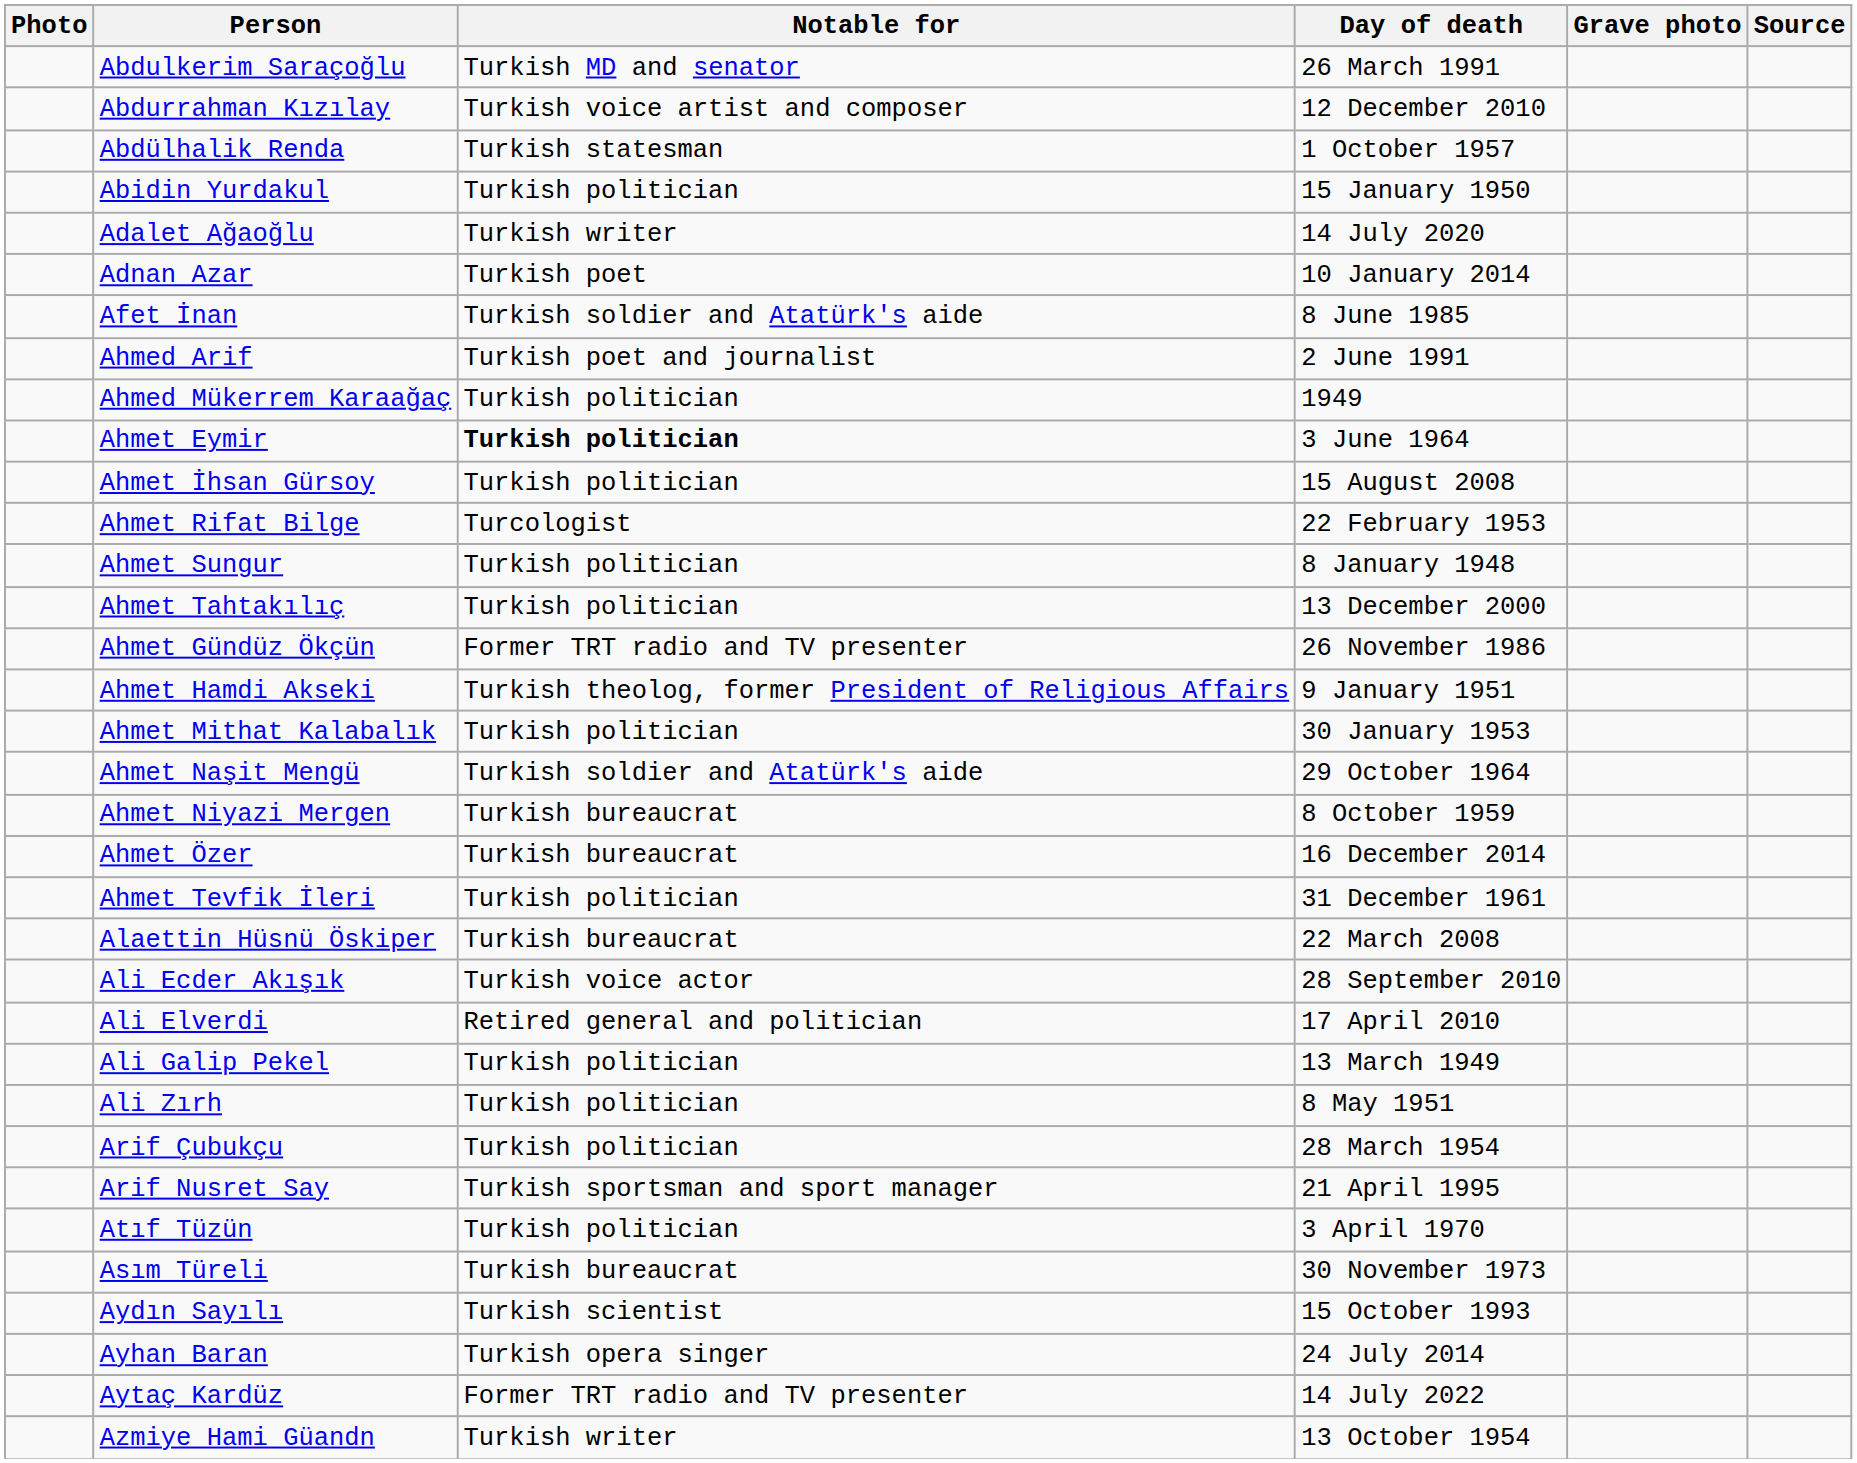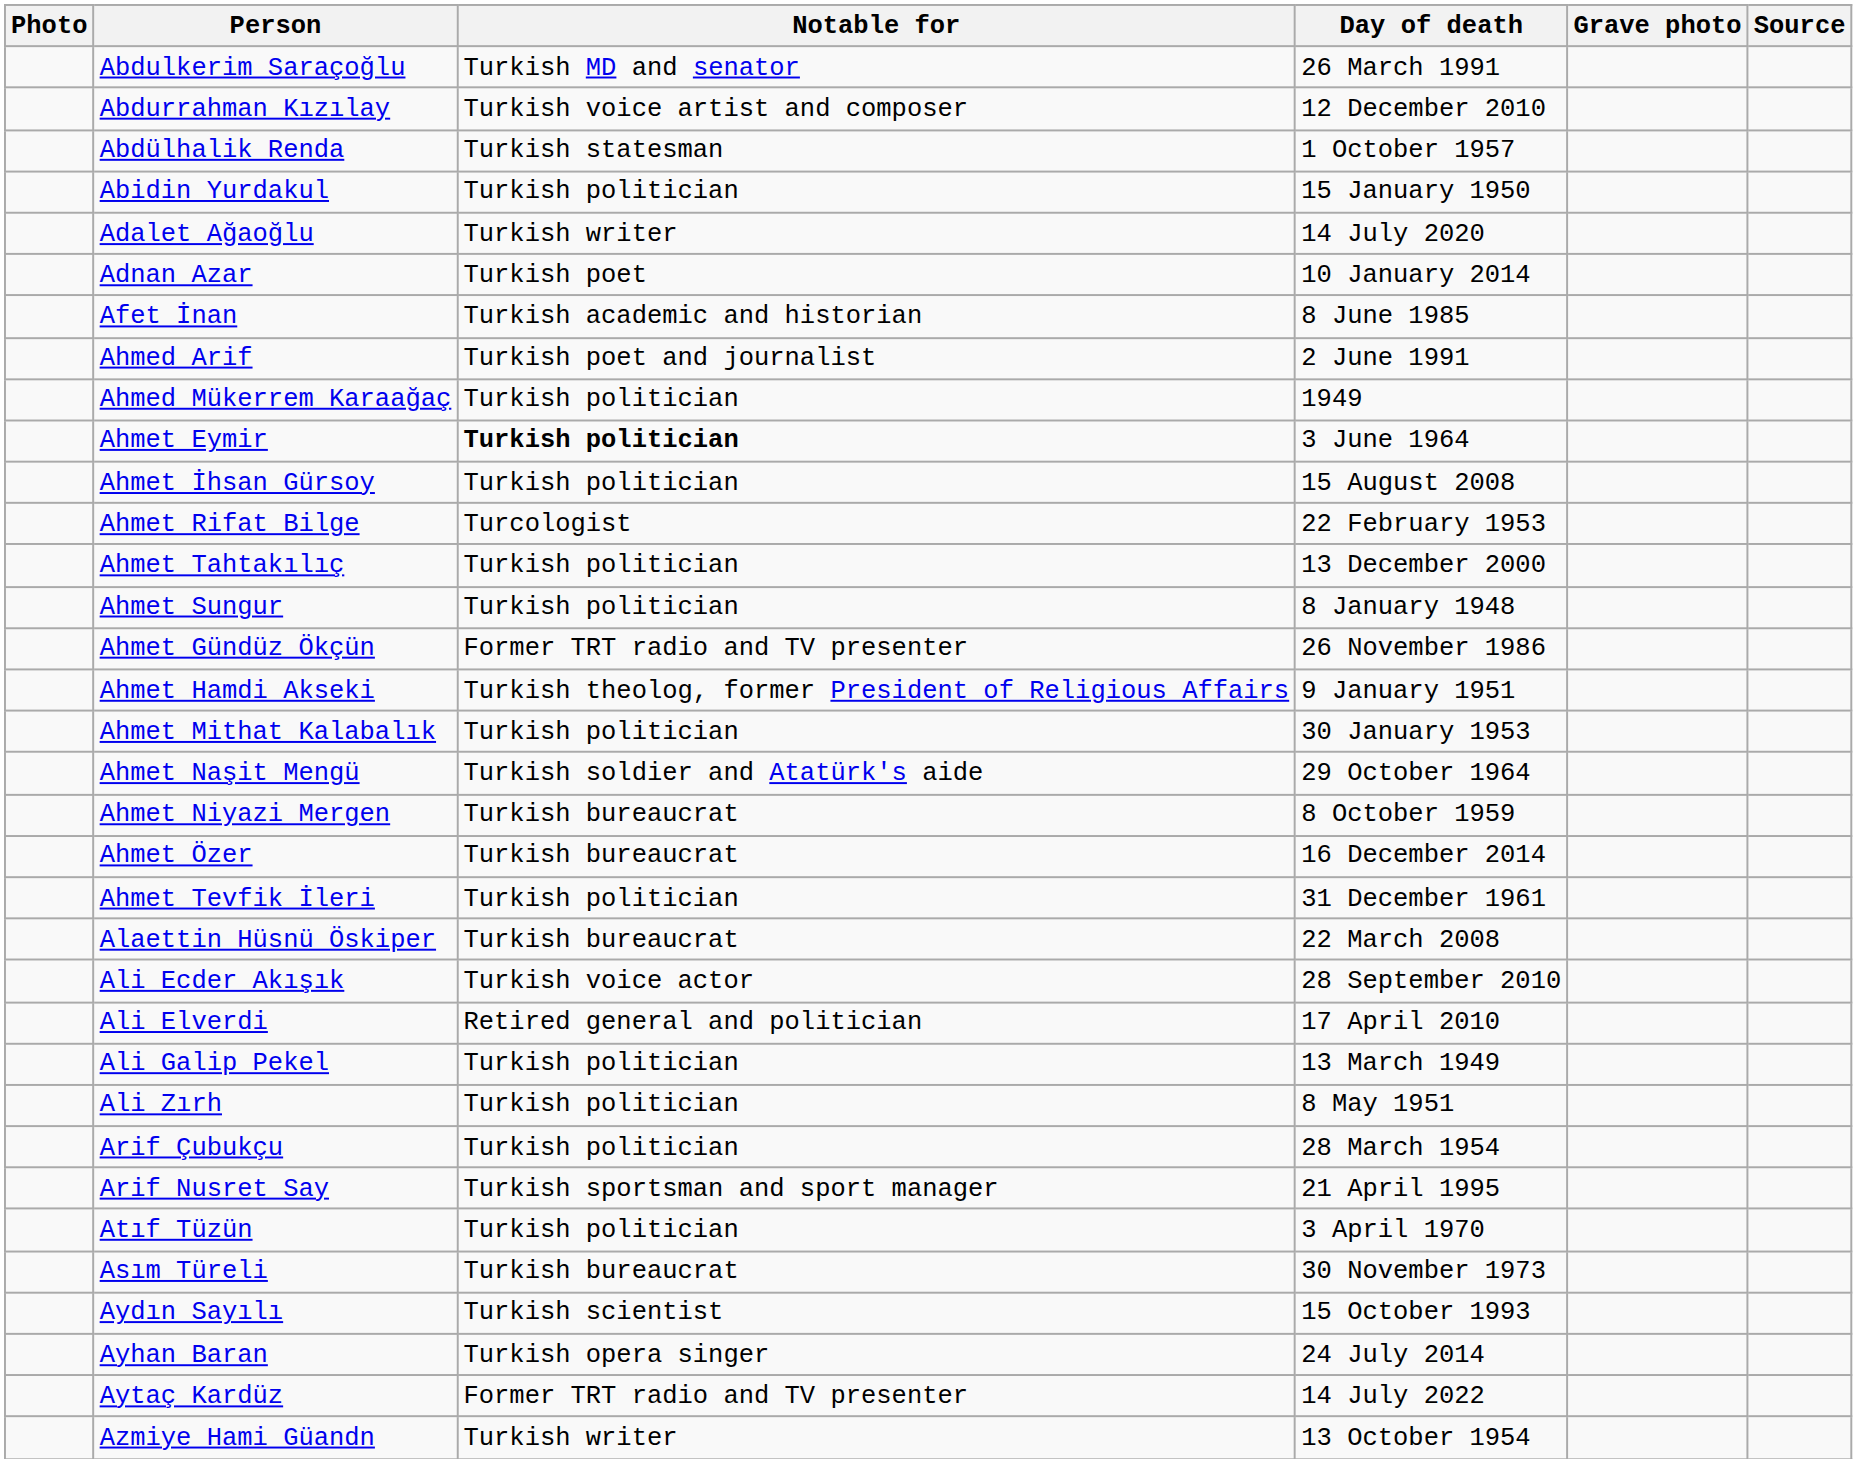(723, 316) Turkish soldier and Atatürk's aide -> (693, 316) Turkish academic and historian
rows swapped: (191, 566) <-> (222, 607)
